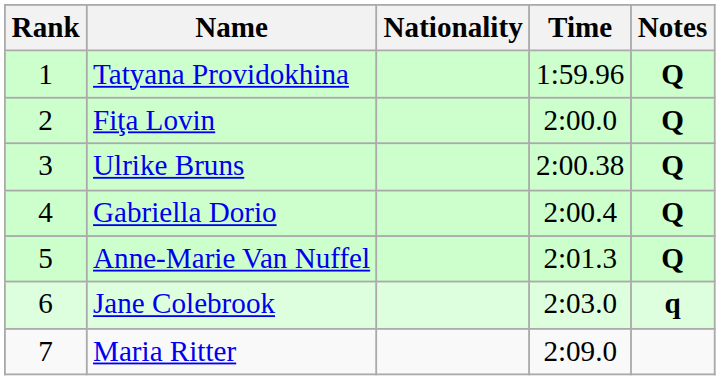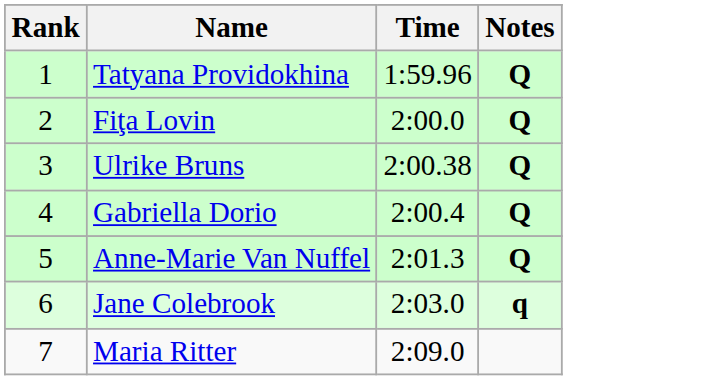- column: (453, 27)
